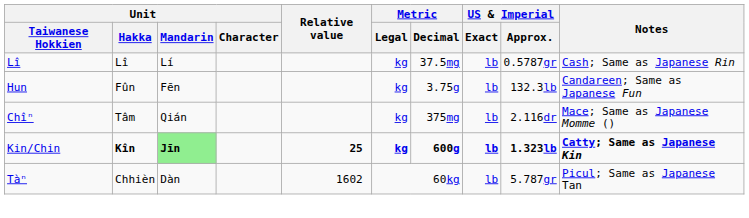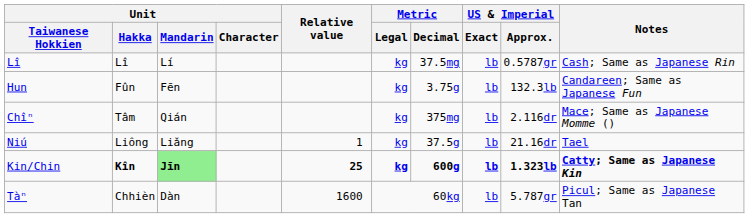+ row: (17, 142)
(353, 179) 1602 -> (353, 197) 1600
